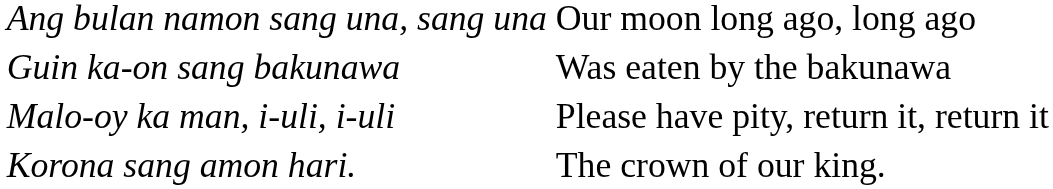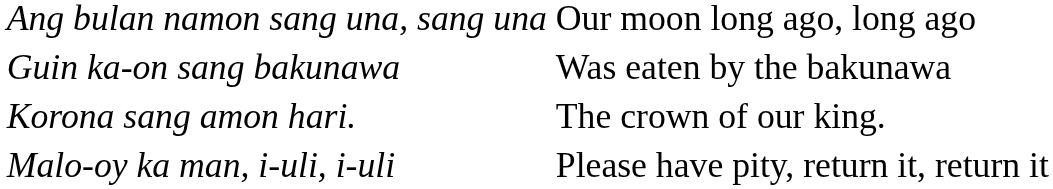rows swapped: (201, 116) <-> (181, 165)
